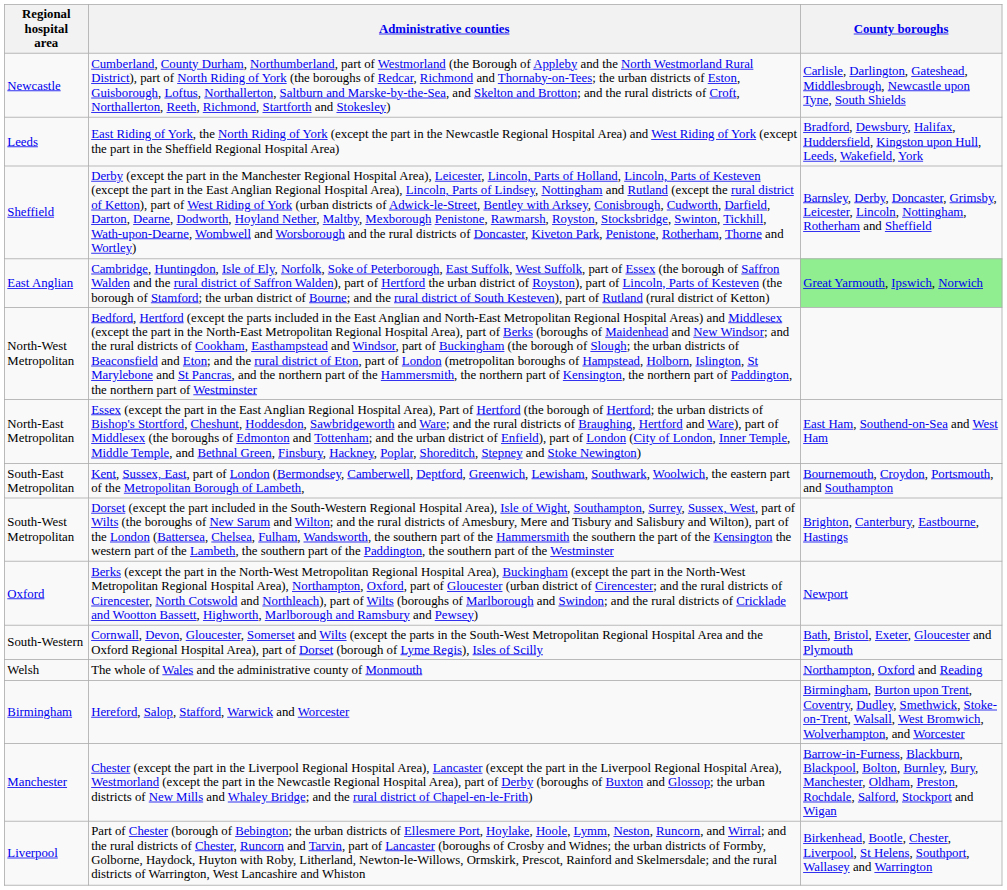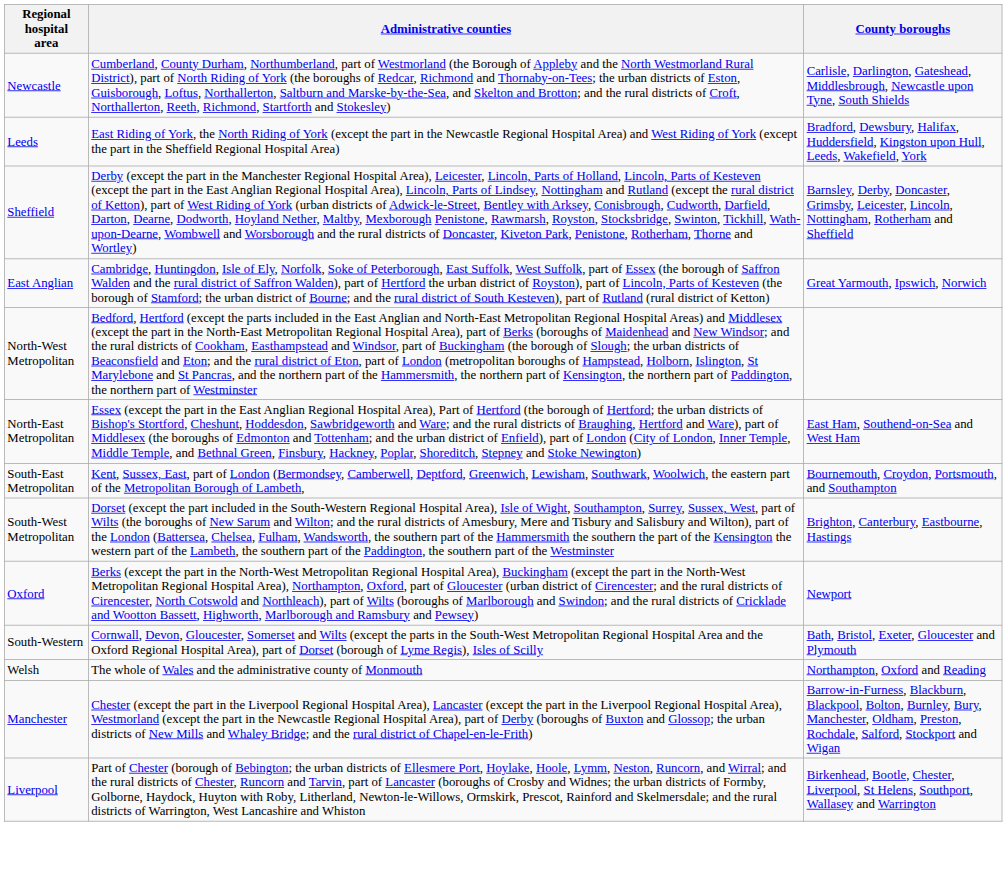(893, 283) lightgreen background -> (897, 283) no background
- row: (40, 711)
